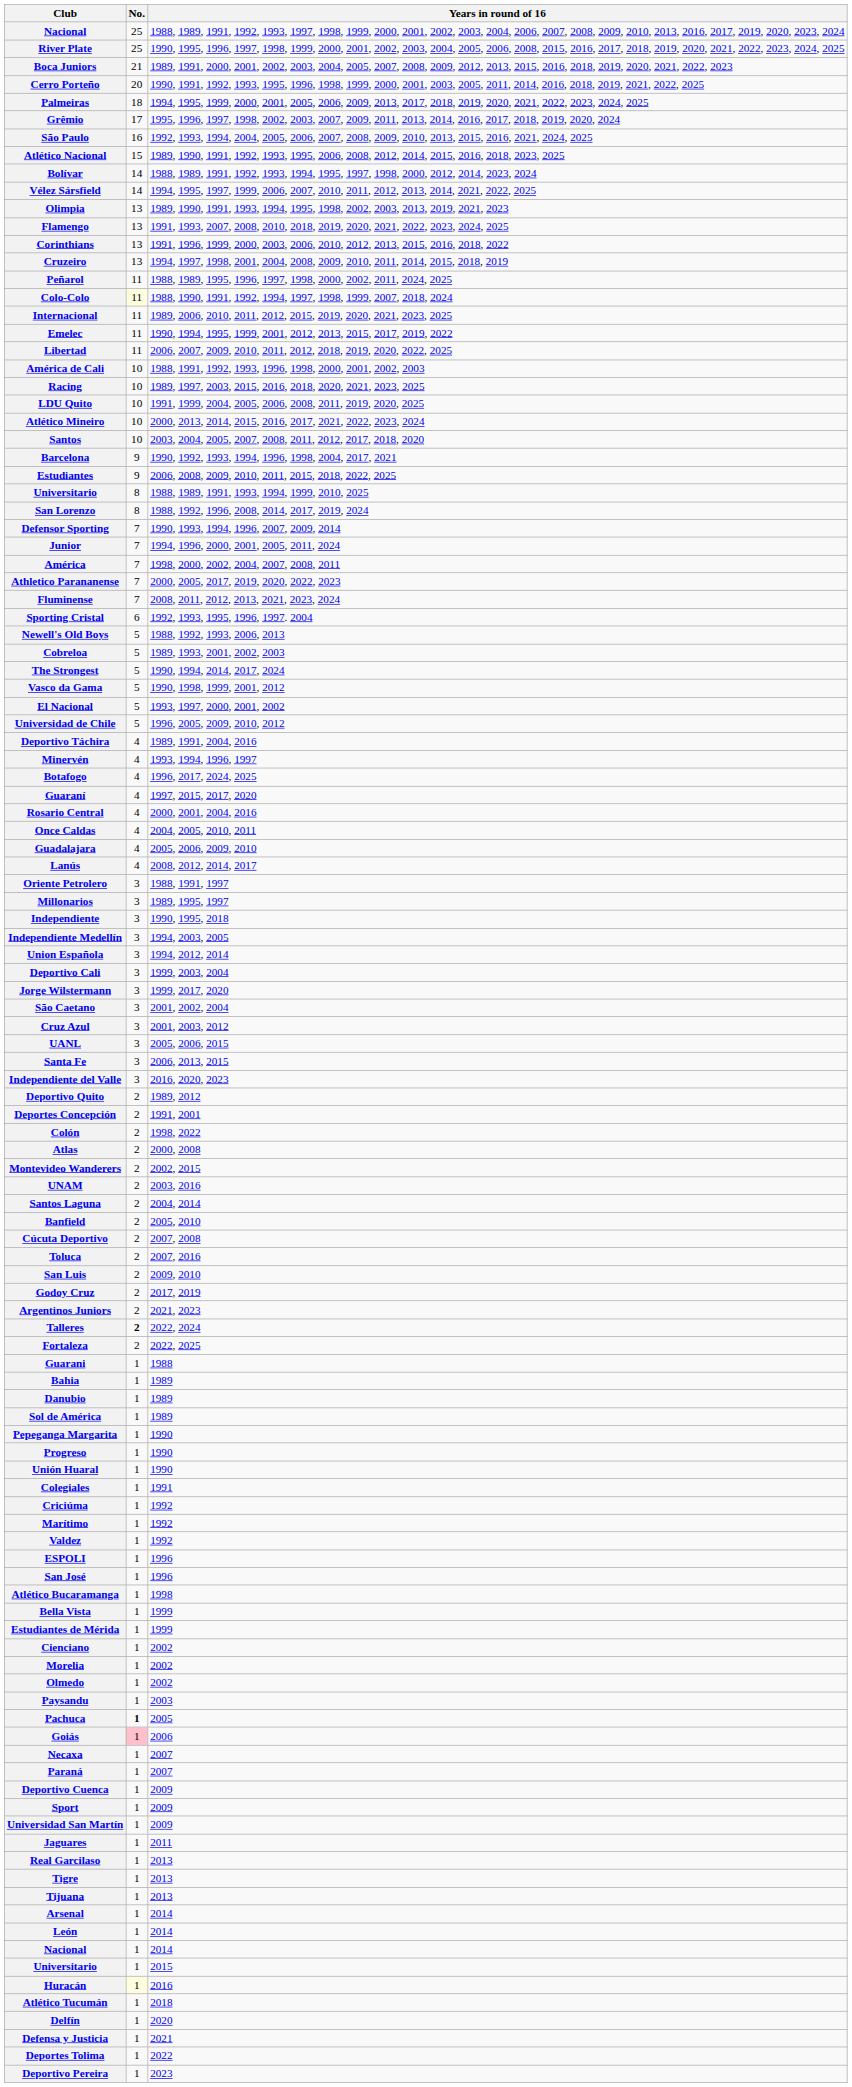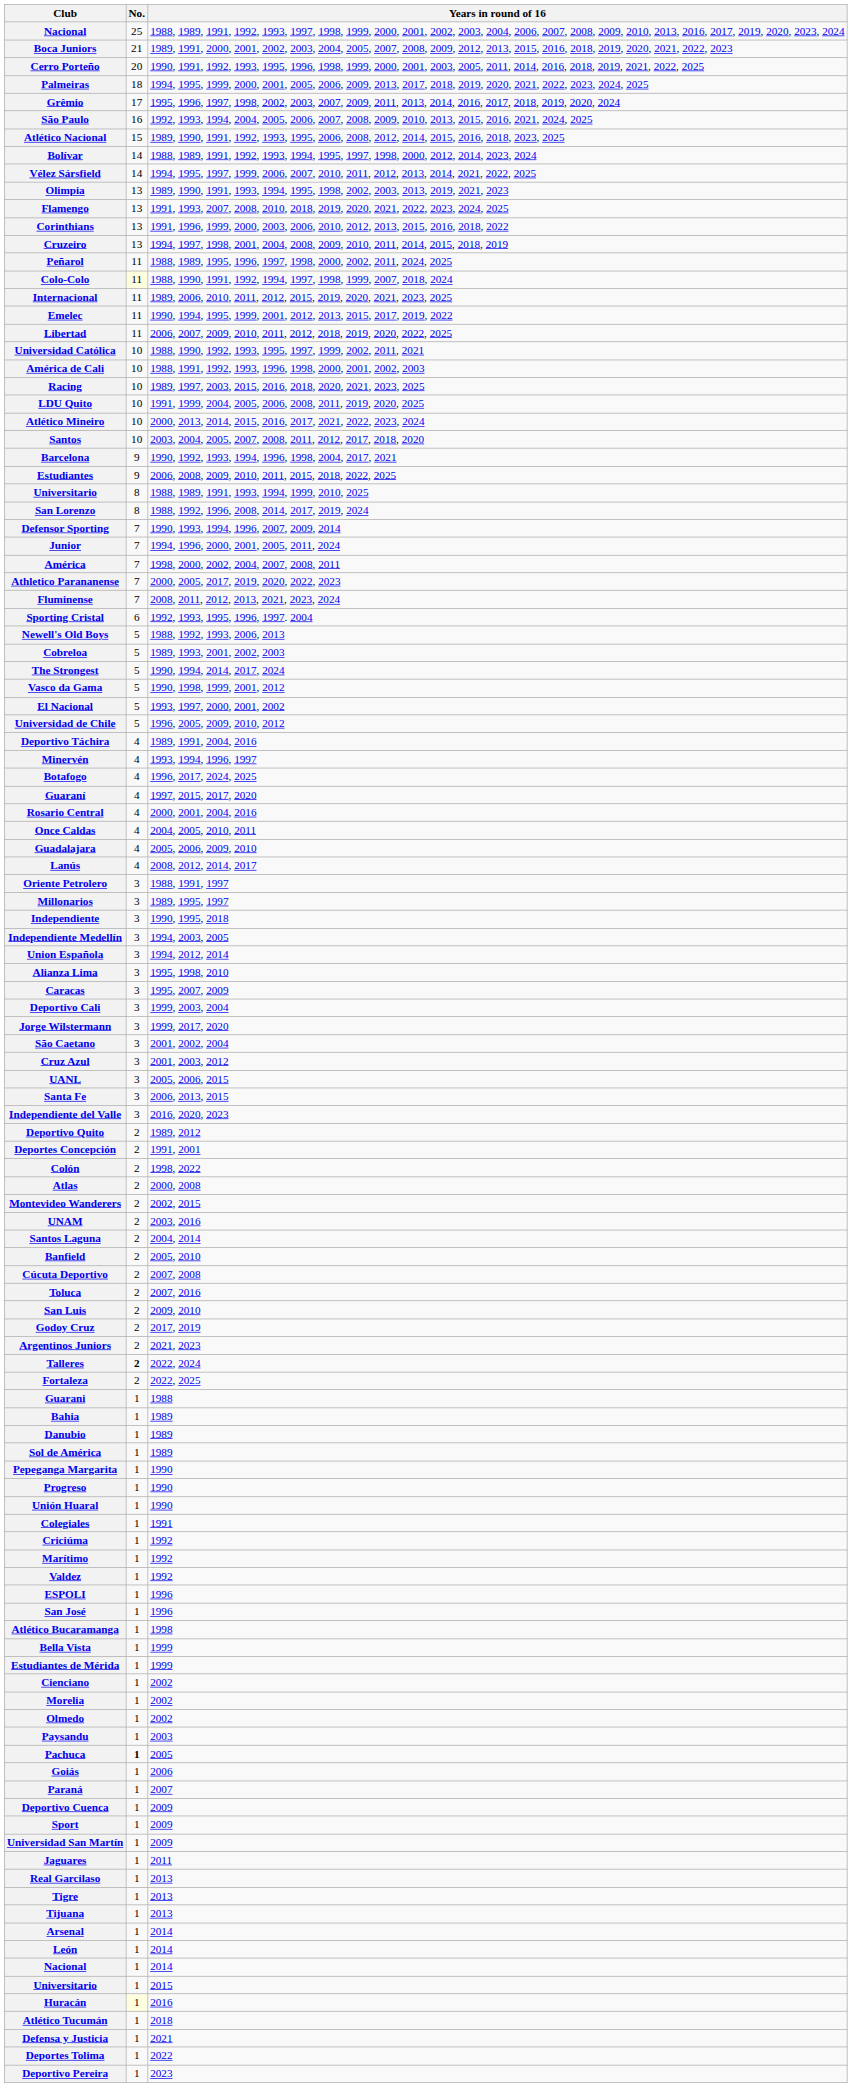- row: (65, 48)
+ row: (65, 350)
+ row: (65, 972)
+ row: (65, 990)
(137, 1736) pink background -> (137, 1771) no background
- row: (65, 1754)
- row: (65, 2020)
